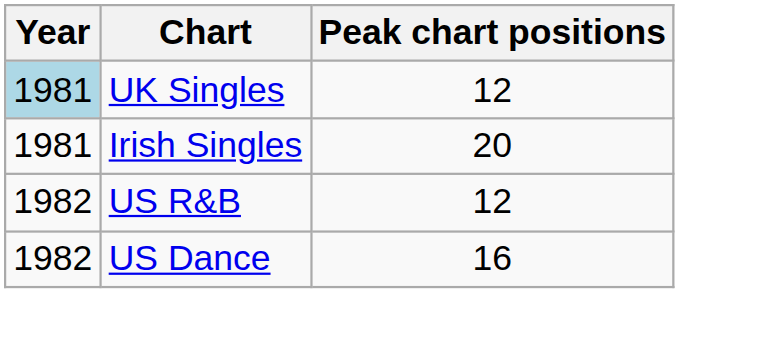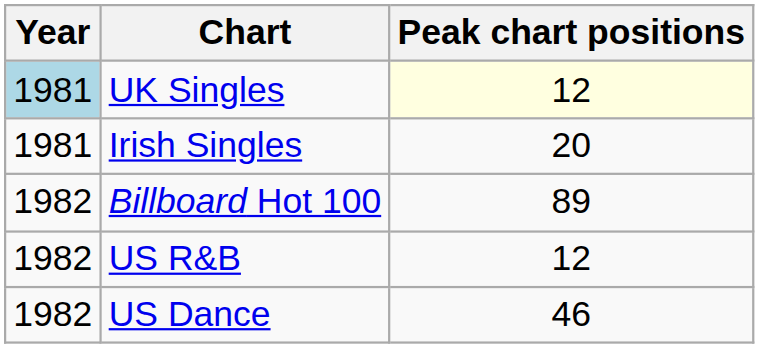(492, 88) no background -> (571, 88) lightyellow background
+ row: (245, 201)
(492, 257) 16 -> (571, 314) 46
